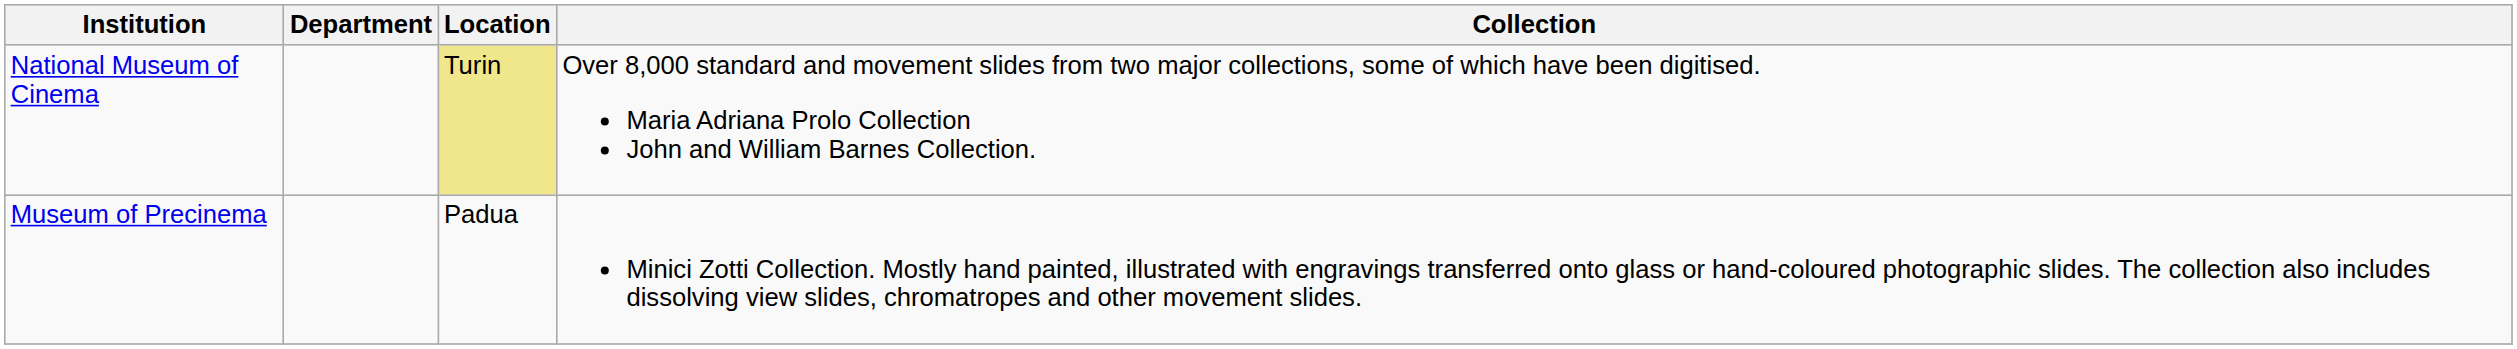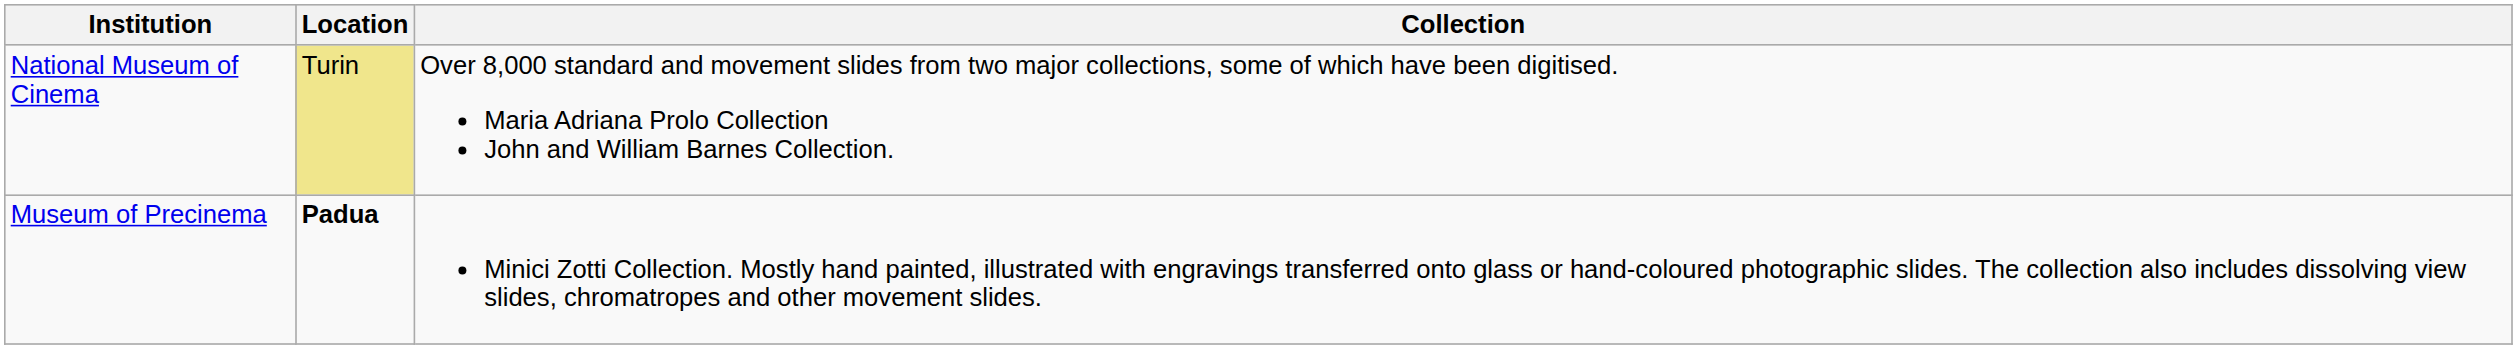- column: (361, 24)
(481, 214) normal -> (340, 214) bold
